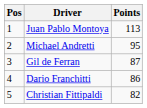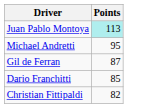- column: (14, 12)
(133, 29) no background -> (113, 29) paleturquoise background
(135, 79) 86 -> (115, 79) 85
